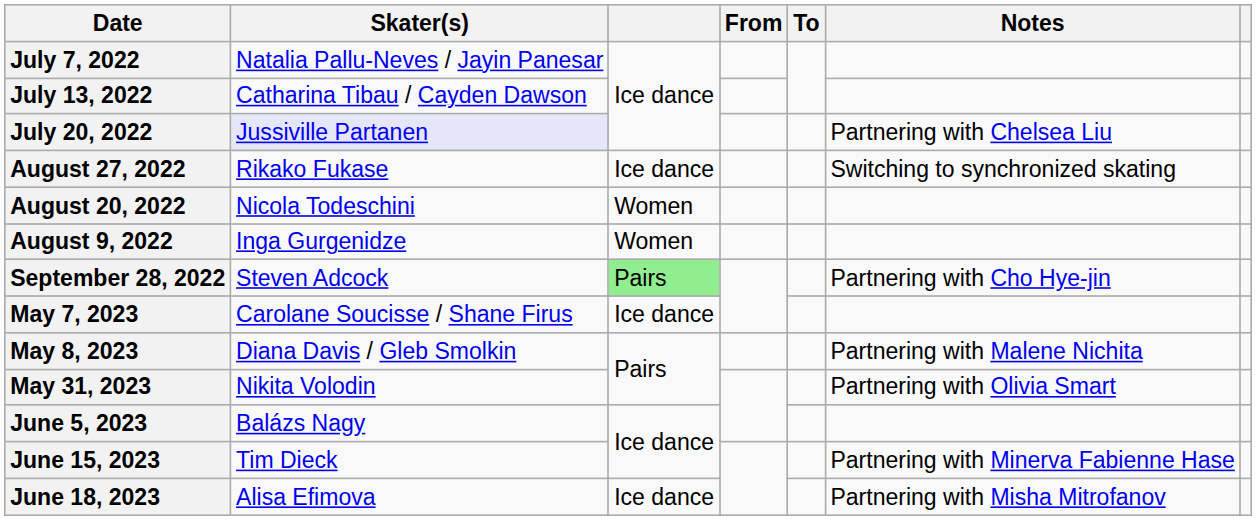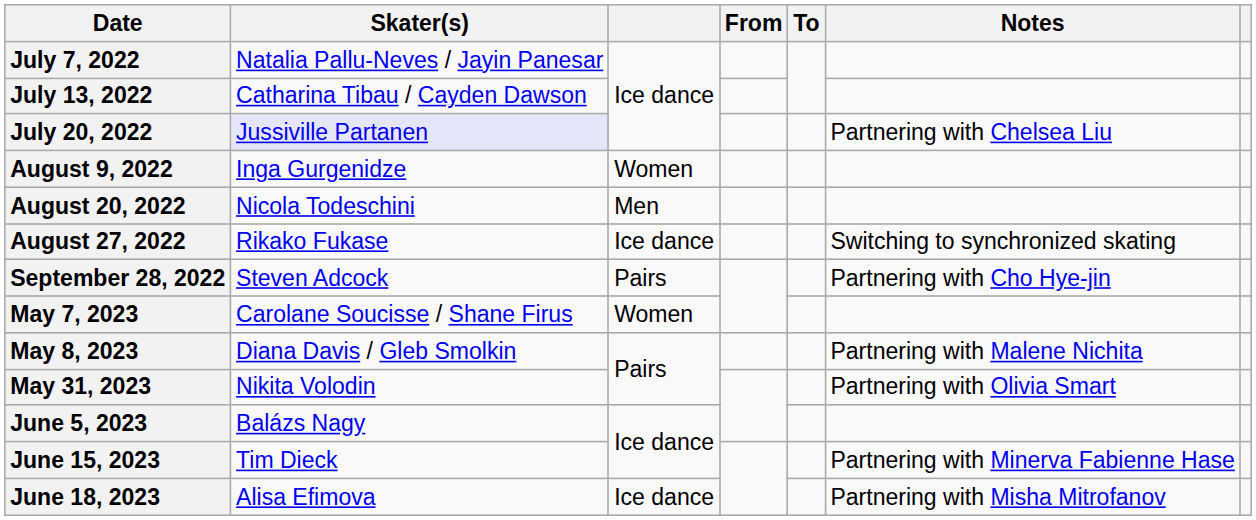rows swapped: (91, 242) <-> (98, 169)
(654, 205) Women -> (637, 205) Men
(640, 278) lightgreen background -> (640, 278) no background
(664, 315) Ice dance -> (654, 315) Women
